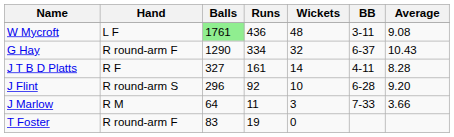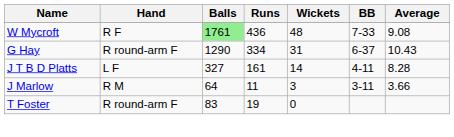(111, 31) L F -> (112, 31) R F
(363, 31) 3-11 -> (363, 31) 7-33
(296, 50) 32 -> (296, 50) 31
(112, 68) R F -> (111, 68) L F
- row: (22, 86)
(363, 104) 7-33 -> (363, 86) 3-11
